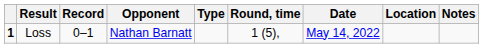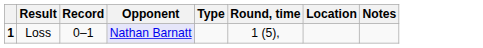- column: (343, 14)
(151, 33) no background -> (151, 33) lavender background
